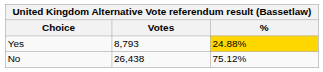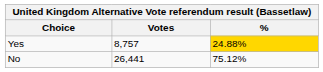(126, 43) 8,793 -> (126, 43) 8,757
(129, 59) 26,438 -> (129, 59) 26,441
